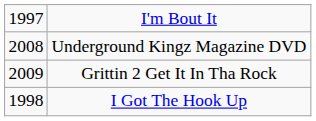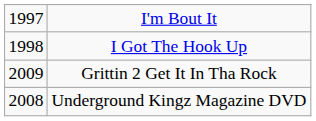rows swapped: (179, 101) <-> (179, 45)
